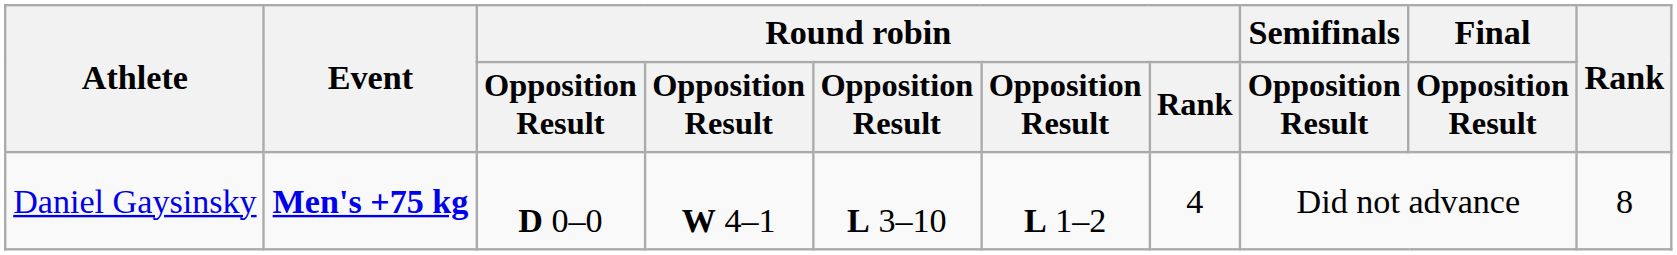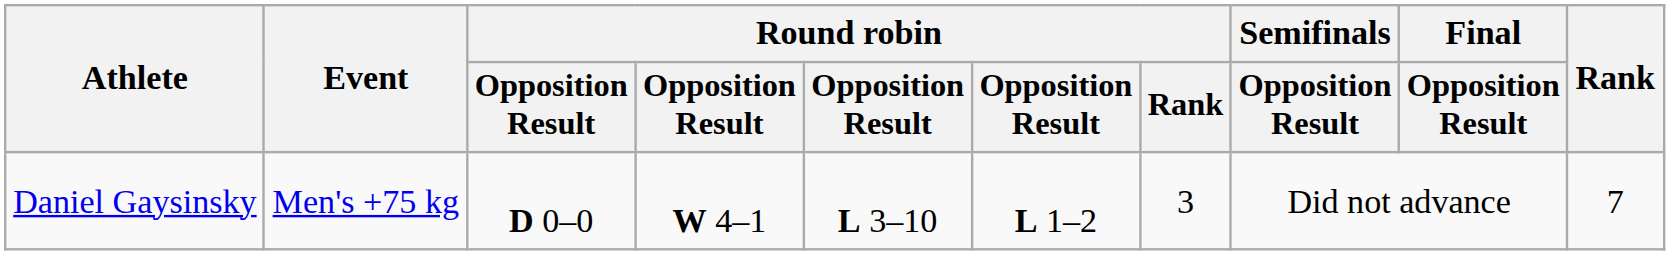(370, 200) bold -> (366, 200) normal
(1195, 200) 4 -> (1185, 200) 3
(1624, 200) 8 -> (1615, 200) 7
